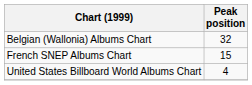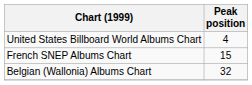rows swapped: (79, 39) <-> (104, 71)
